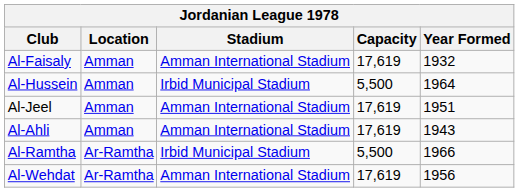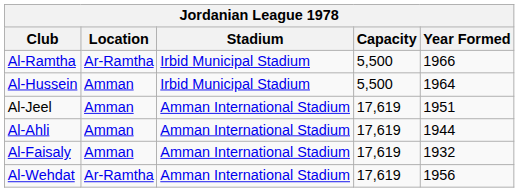rows swapped: (39, 61) <-> (42, 152)
(439, 130) 1943 -> (439, 130) 1944
